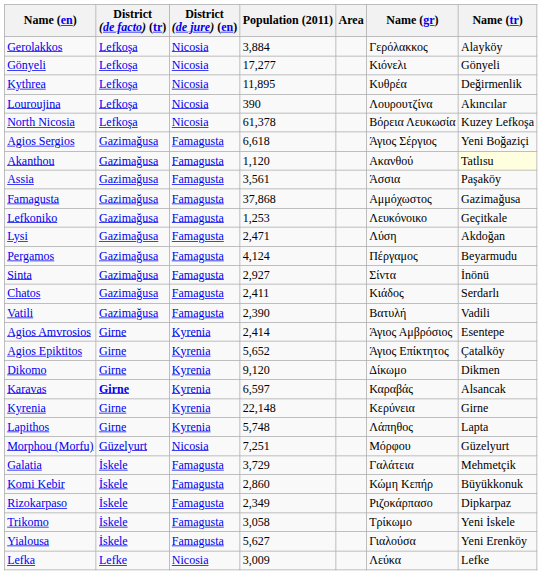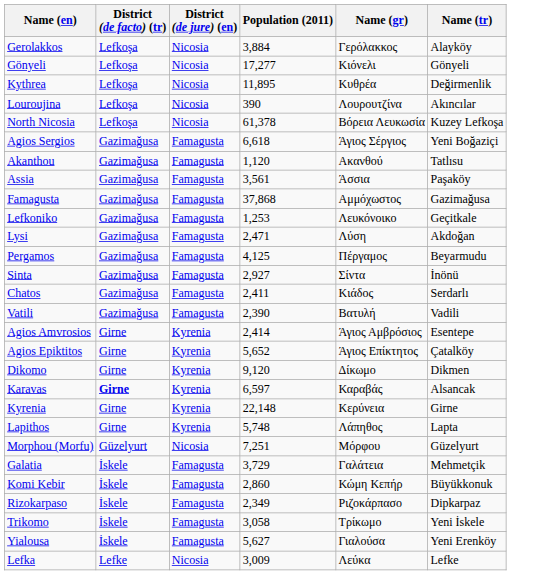- column: (351, 20)
(477, 160) lightyellow background -> (447, 160) no background
(256, 255) 4,124 -> (256, 255) 4,125
